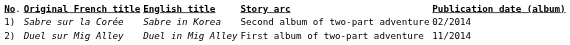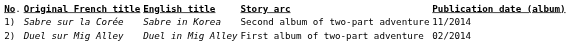(452, 22) 02/2014 -> (452, 22) 11/2014
(452, 35) 11/2014 -> (452, 35) 02/2014
